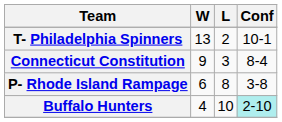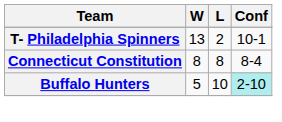(203, 61) 9 -> (197, 61) 8
(226, 61) 3 -> (220, 61) 8
- row: (98, 83)
(203, 106) 4 -> (197, 83) 5
